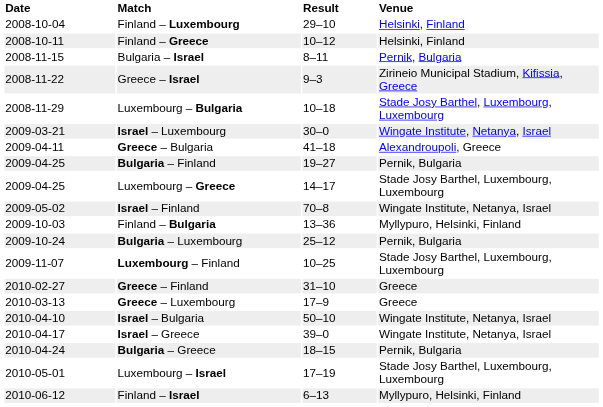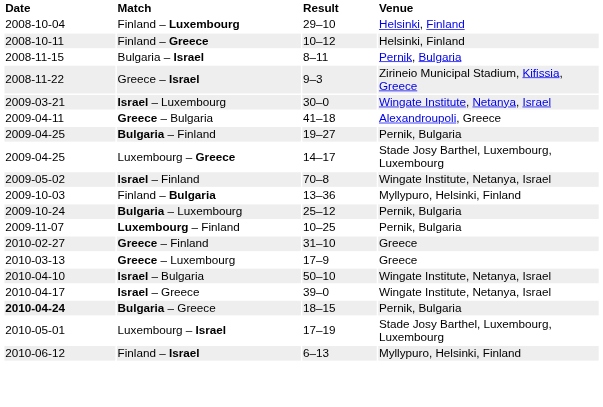- row: (180, 108)
(465, 263) Stade Josy Barthel, Luxembourg, Luxembourg -> (420, 227) Pernik, Bulgaria
(35, 350) normal -> (35, 308) bold
